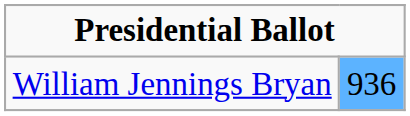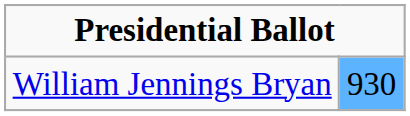(372, 82) 936 -> (372, 82) 930
